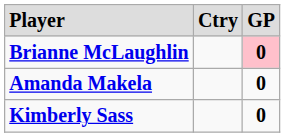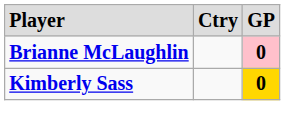- row: (81, 83)
(261, 115) no background -> (261, 83) gold background
